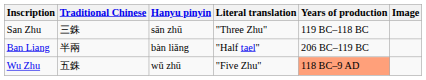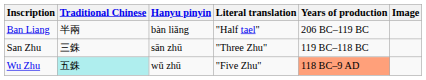rows swapped: (28, 47) <-> (24, 29)
(70, 65) no background -> (70, 65) paleturquoise background
